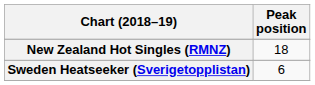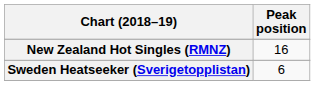(281, 49) 18 -> (281, 49) 16
